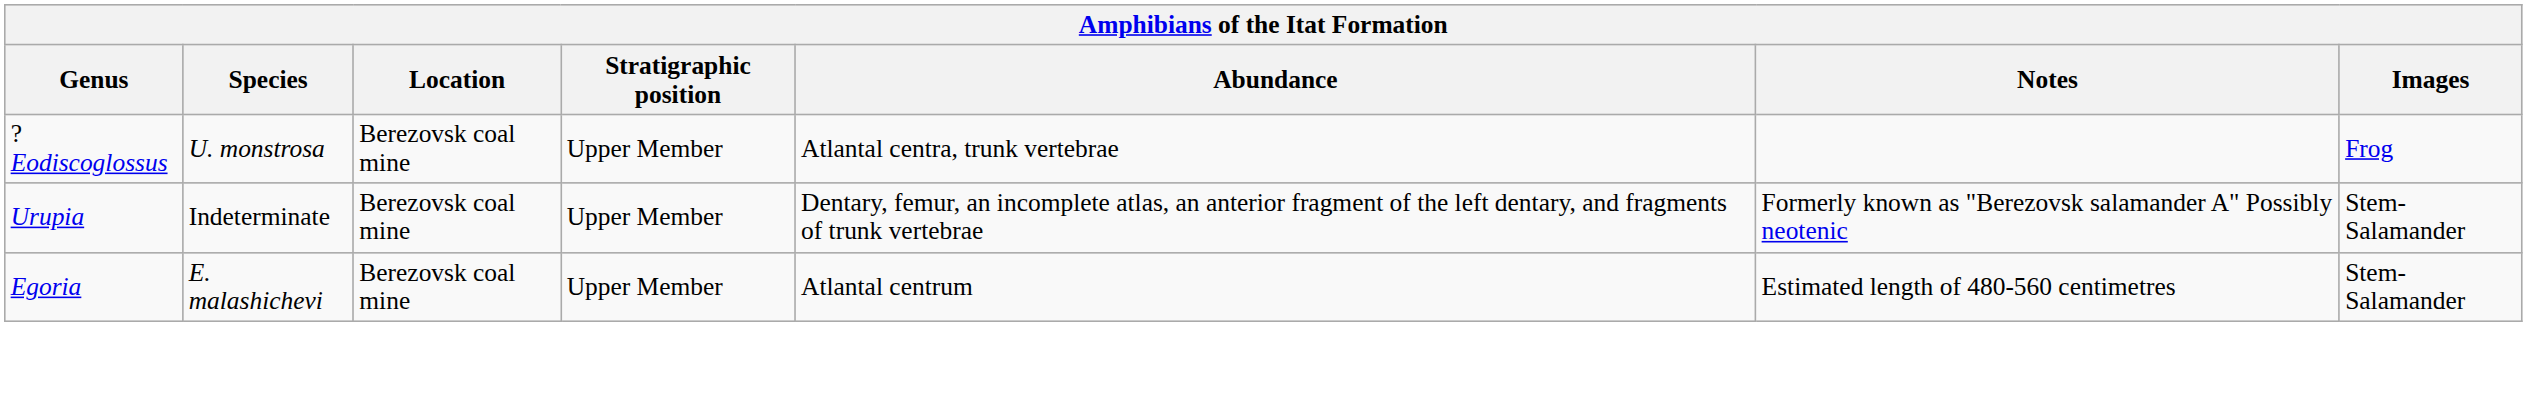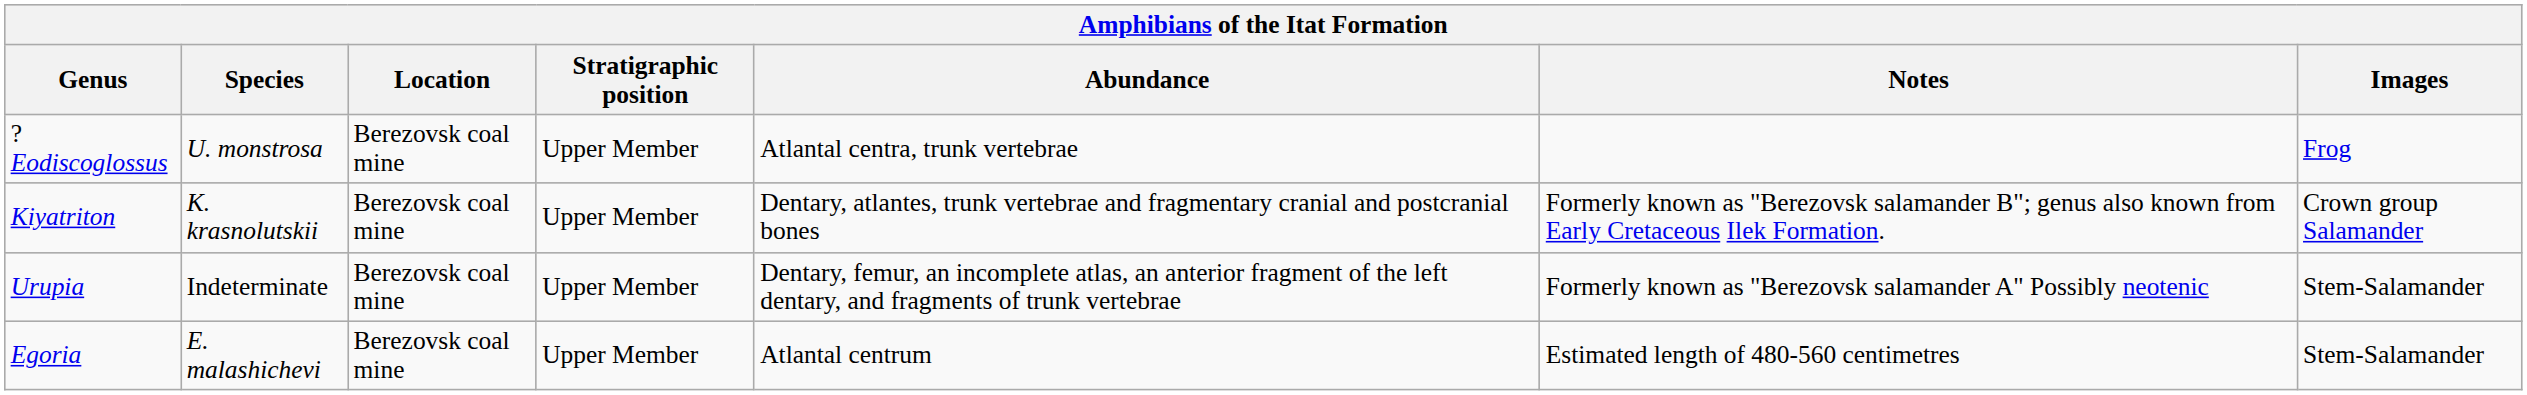+ row: (63, 217)
